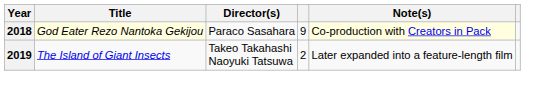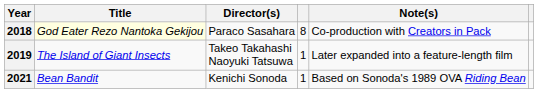(303, 31) 9 -> (303, 31) 8
(401, 31) lightyellow background -> (401, 31) no background
(303, 55) 2 -> (303, 55) 1
+ row: (19, 79)
